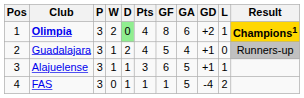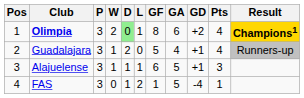columns swapped: (225, 13) <-> (145, 13)
